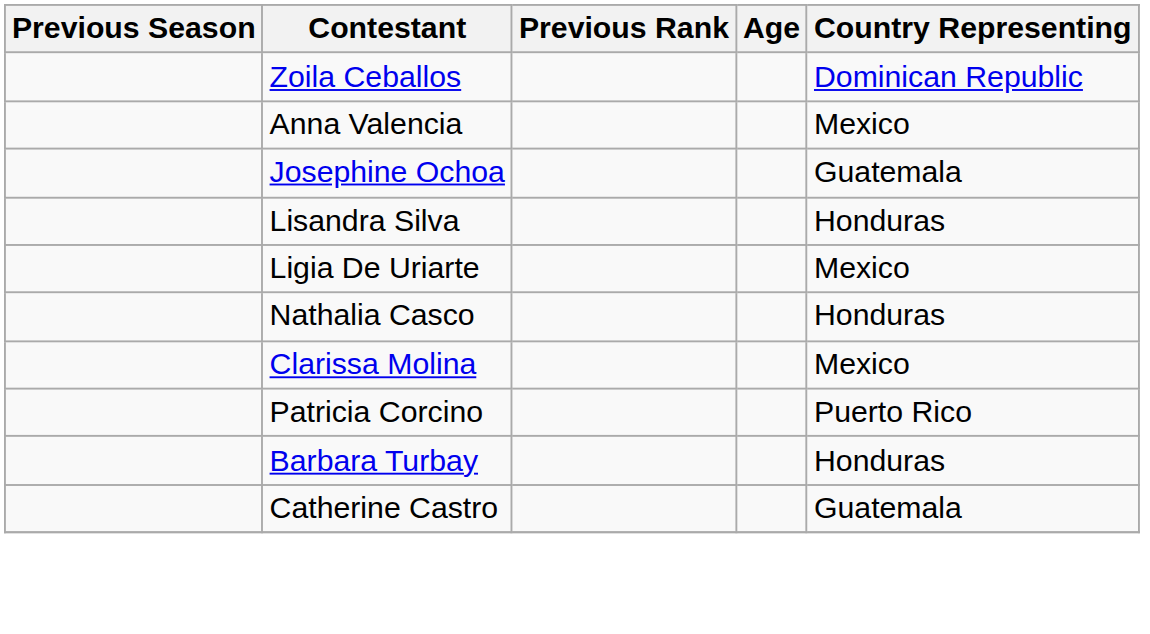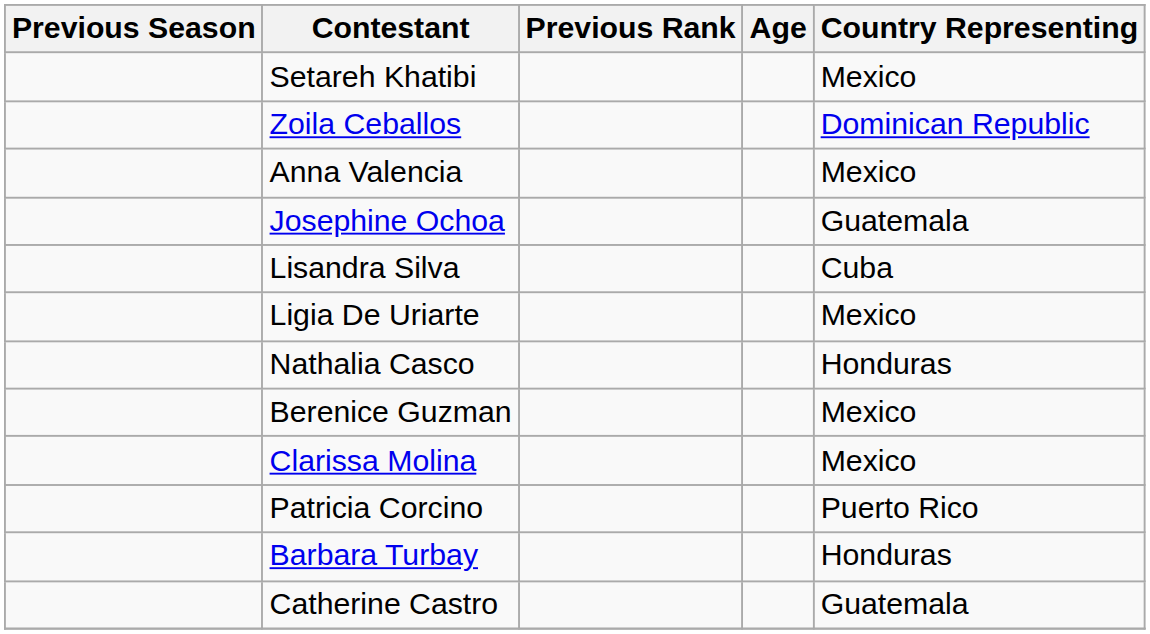+ row: (373, 76)
(880, 220) Honduras -> (857, 268) Cuba
+ row: (391, 412)
